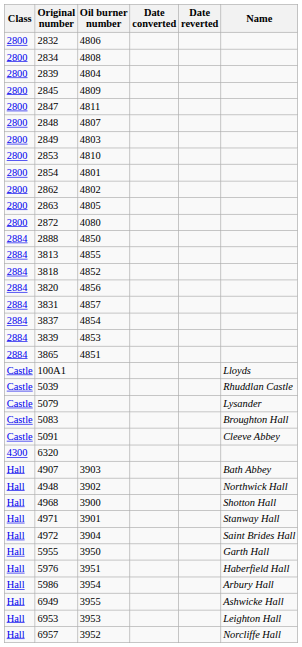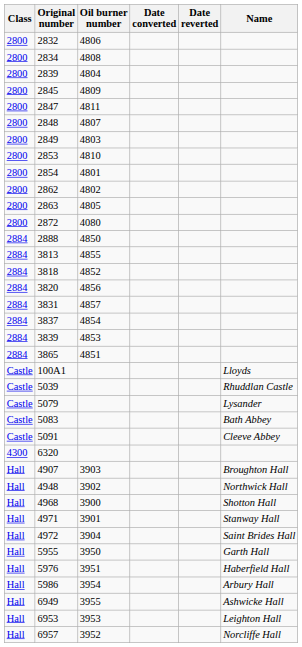(256, 420) Broughton Hall -> (247, 420) Bath Abbey
(247, 469) Bath Abbey -> (256, 469) Broughton Hall
